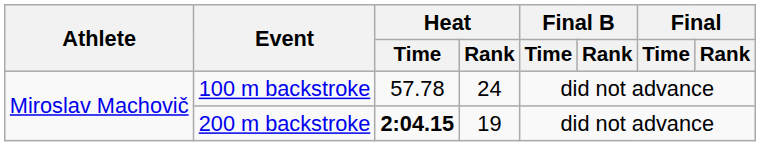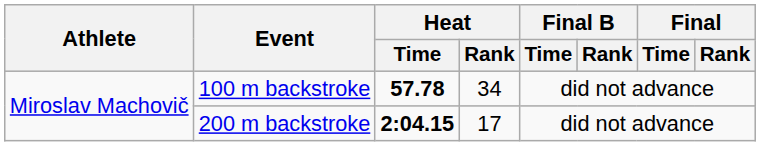(417, 89) normal -> (417, 89) bold
(489, 89) 24 -> (489, 89) 34
(489, 123) 19 -> (489, 123) 17
